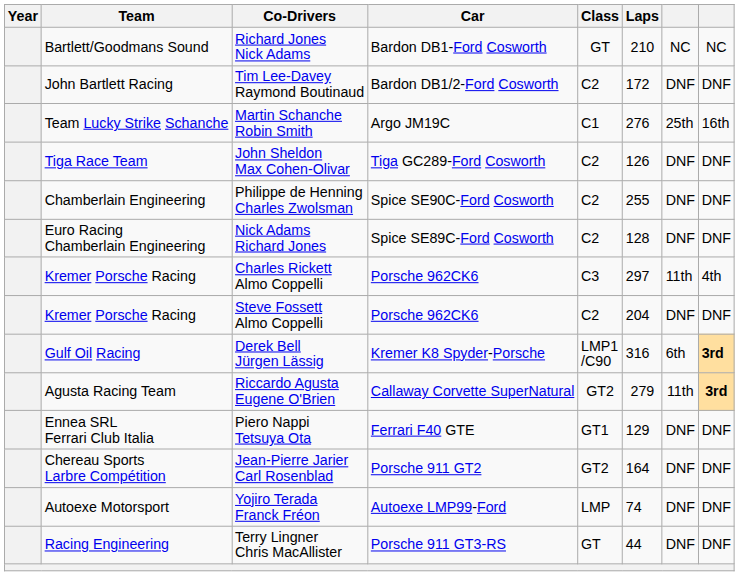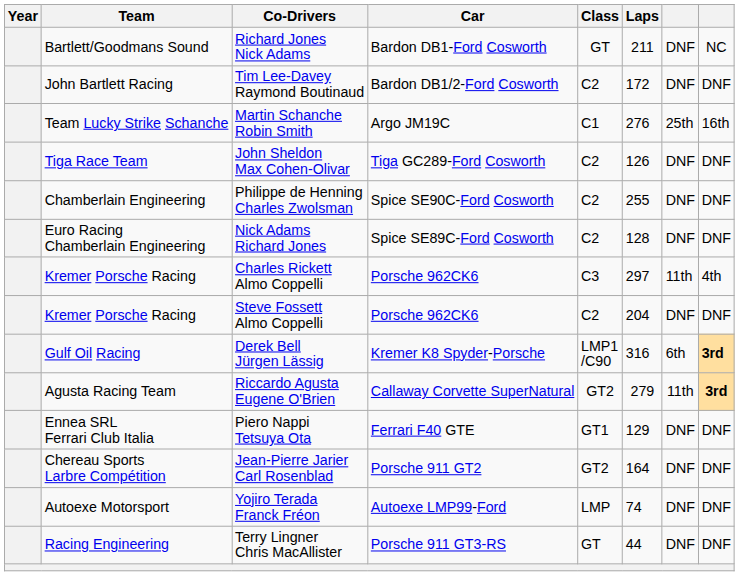(642, 47) 210 -> (642, 47) 211
(680, 47) NC -> (680, 47) DNF
